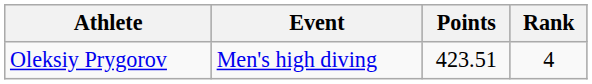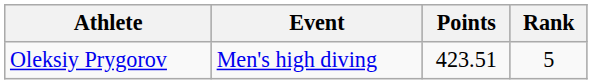(549, 59) 4 -> (549, 59) 5
